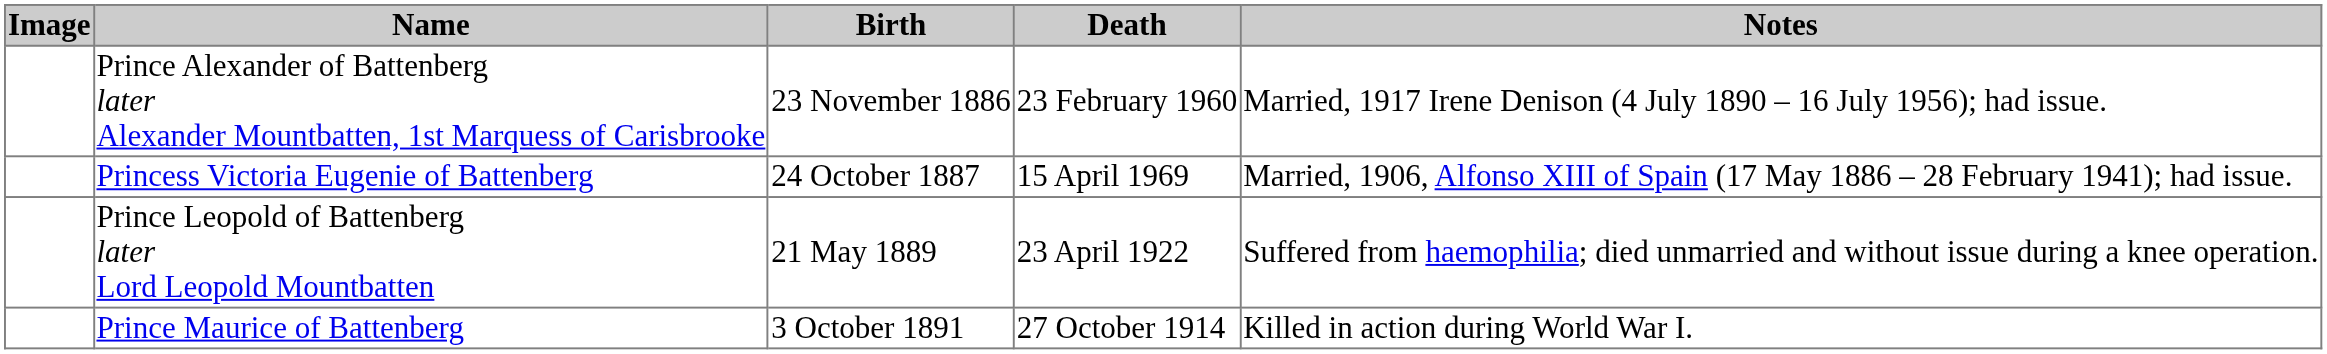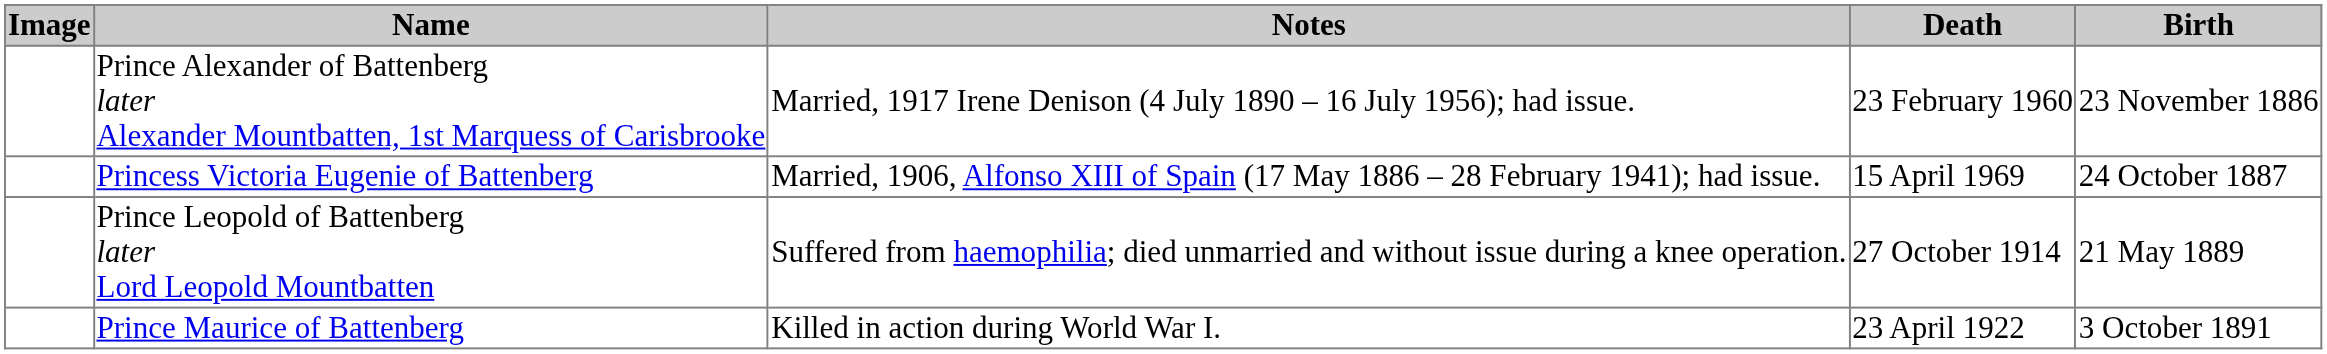columns swapped: (891, 24) <-> (1781, 24)
(1103, 251) 23 April 1922 -> (1957, 251) 27 October 1914
(1121, 327) 27 October 1914 -> (1938, 327) 23 April 1922
